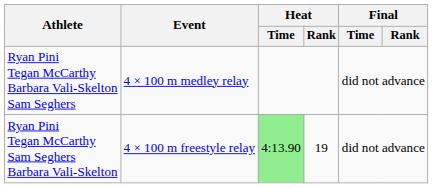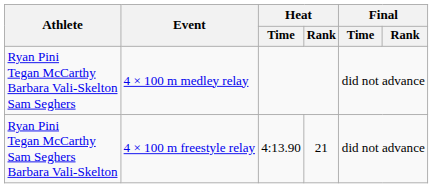(281, 148) lightgreen background -> (281, 148) no background
(321, 148) 19 -> (321, 148) 21
